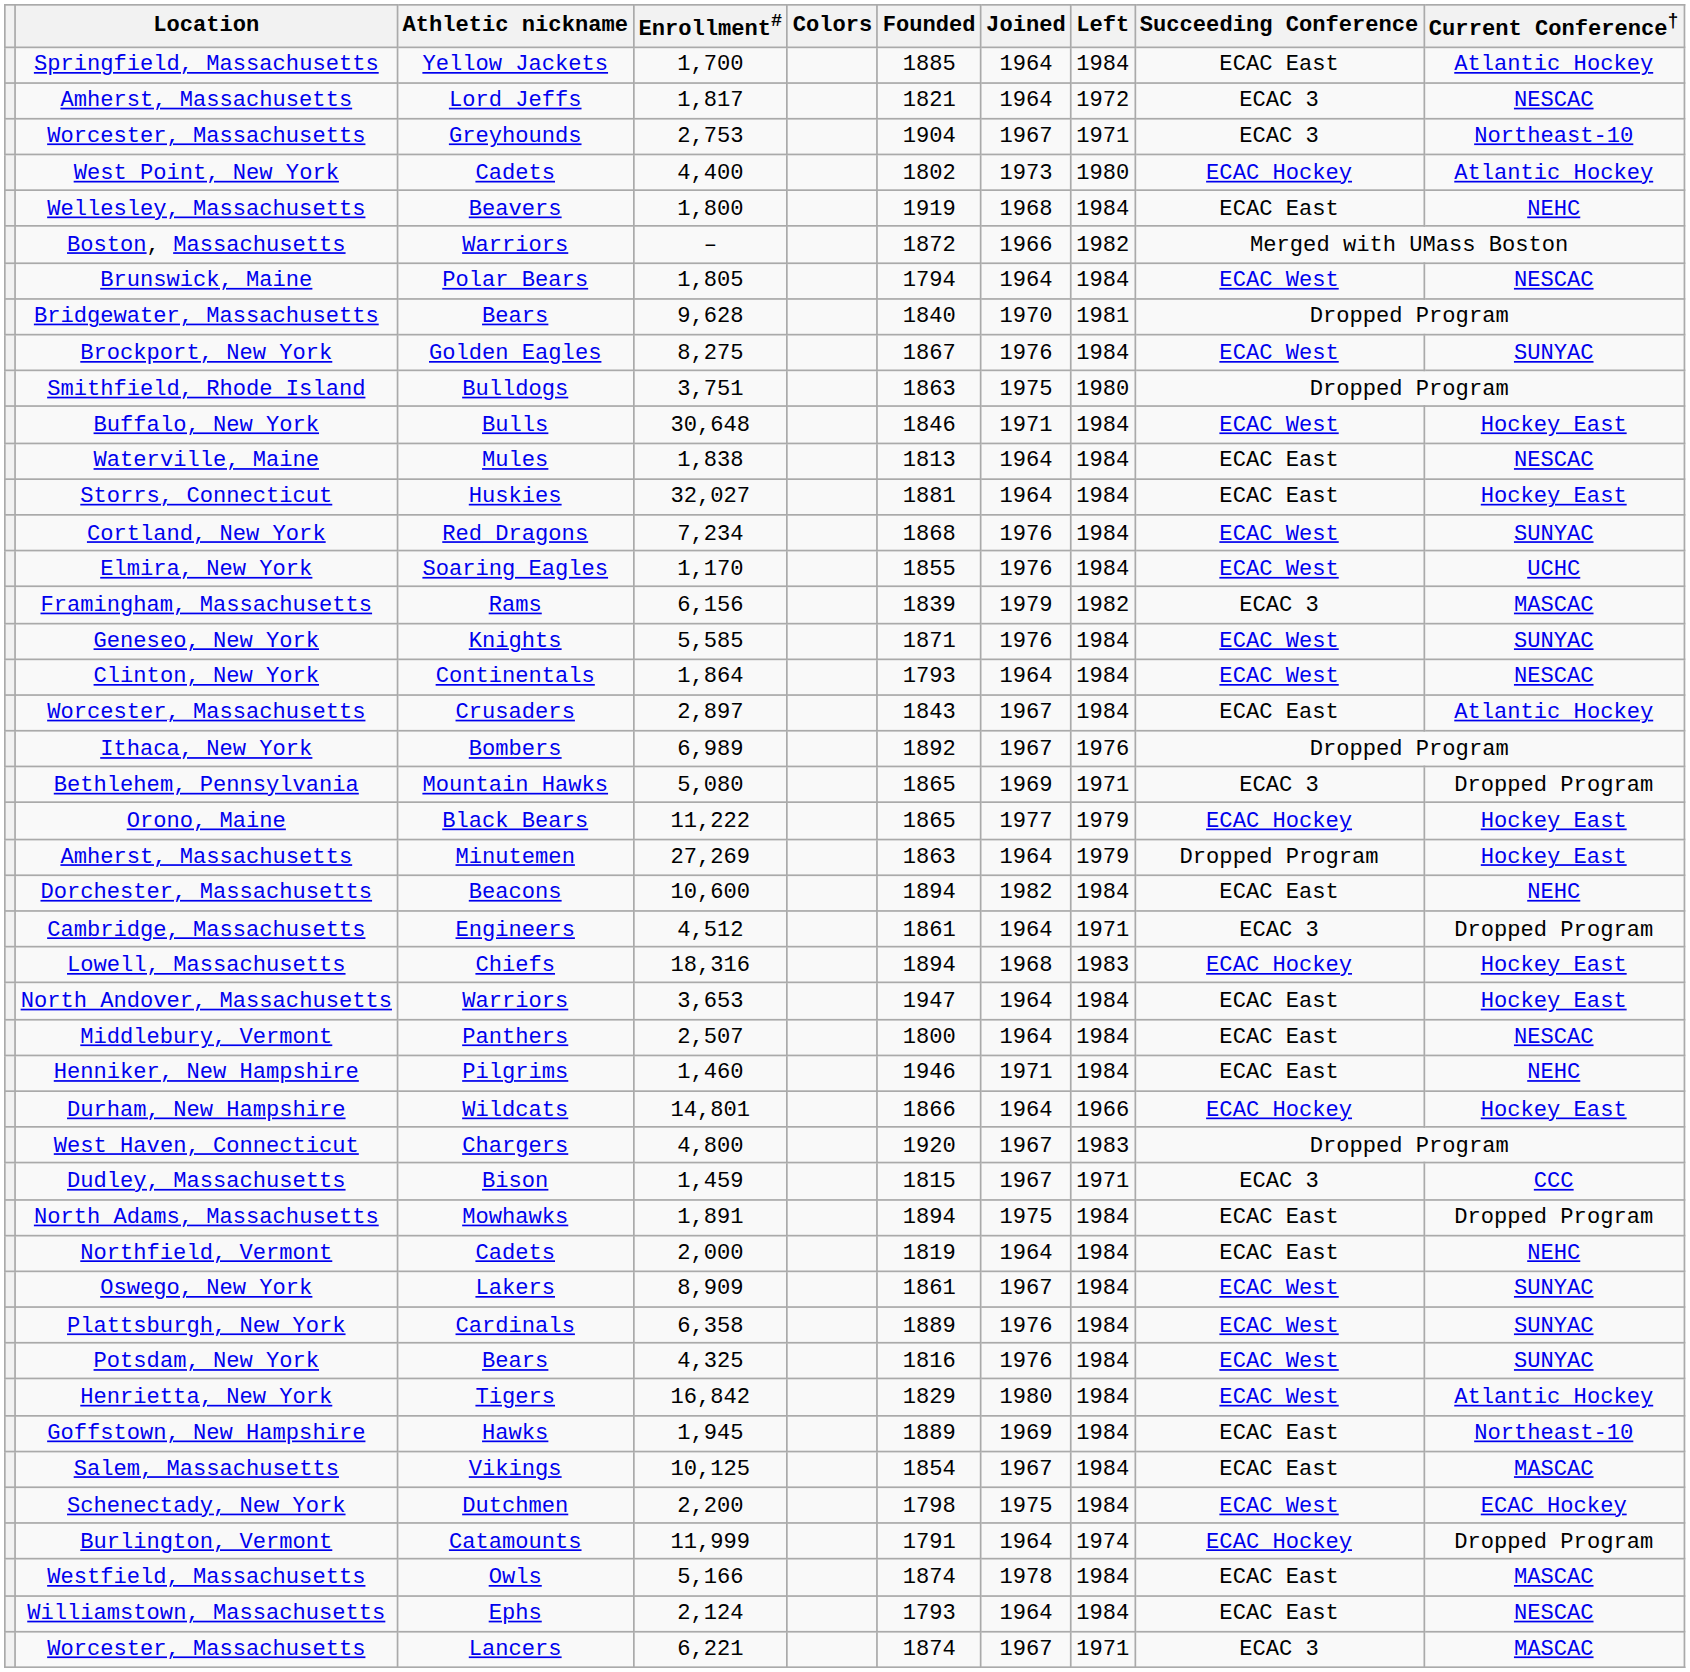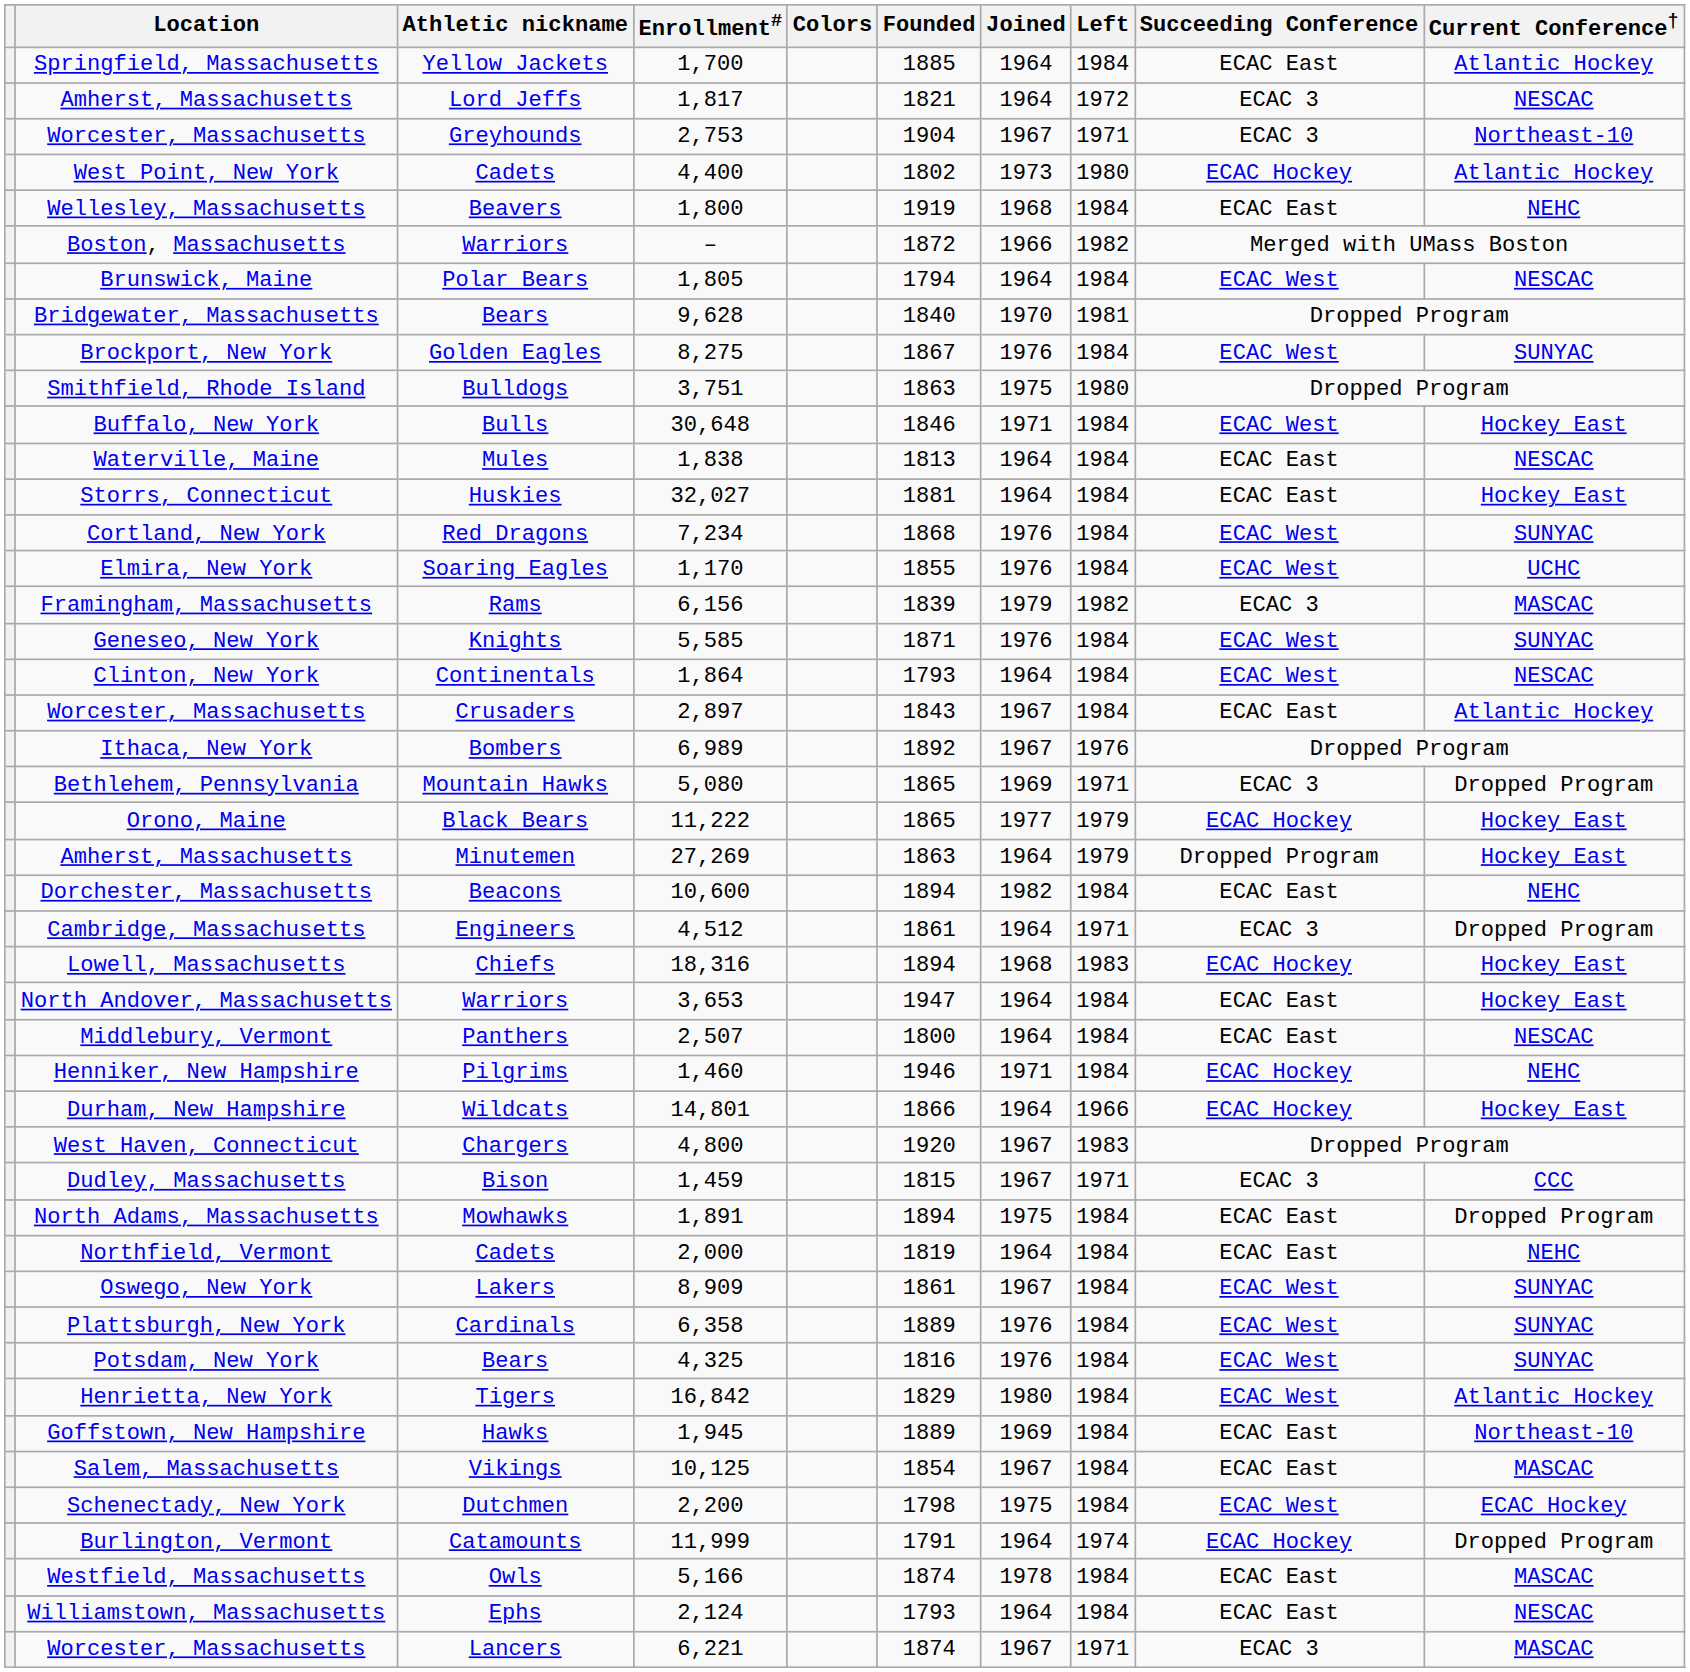(1279, 1073) ECAC East -> (1279, 1073) ECAC Hockey
